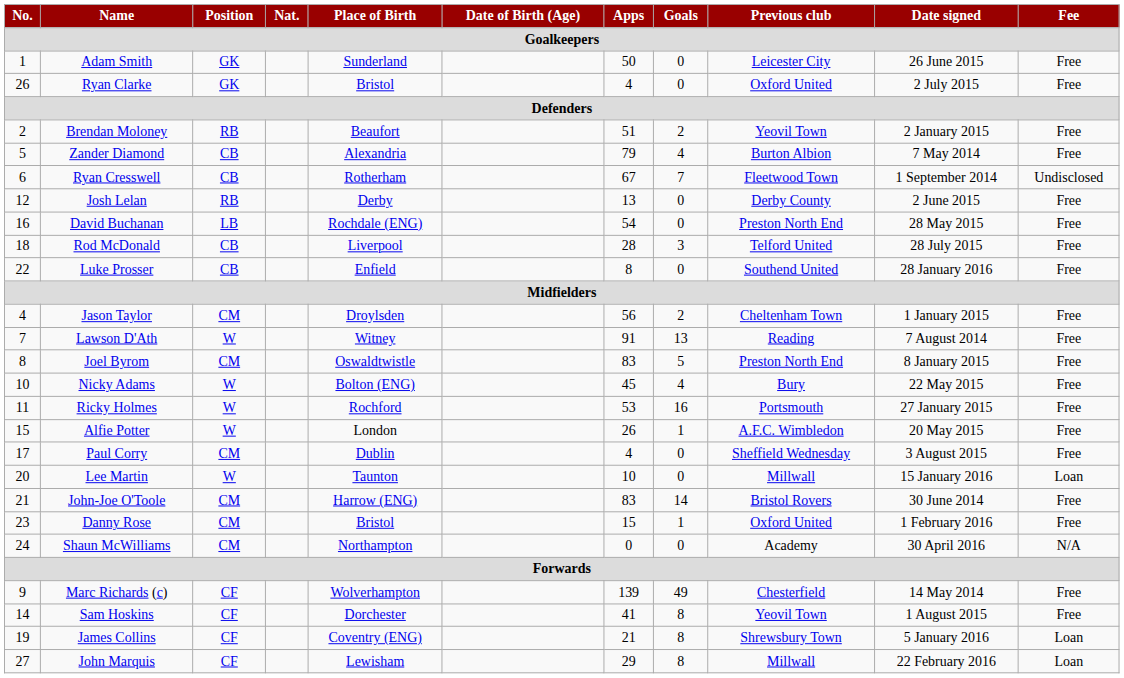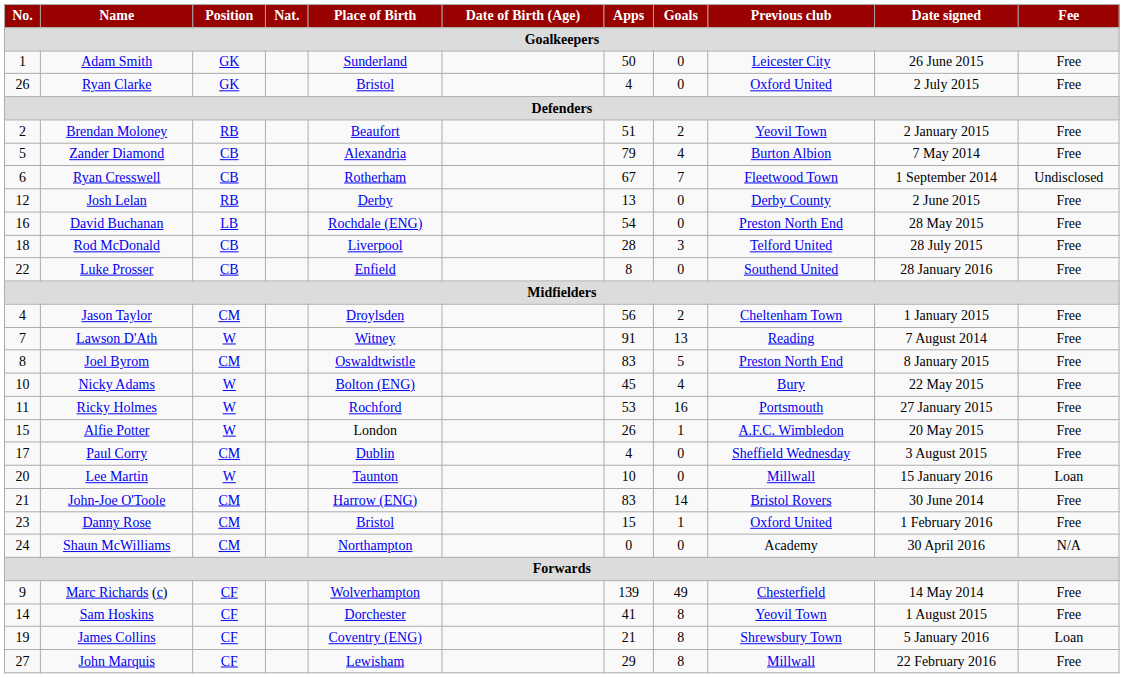(1069, 661) Loan -> (1069, 661) Free
